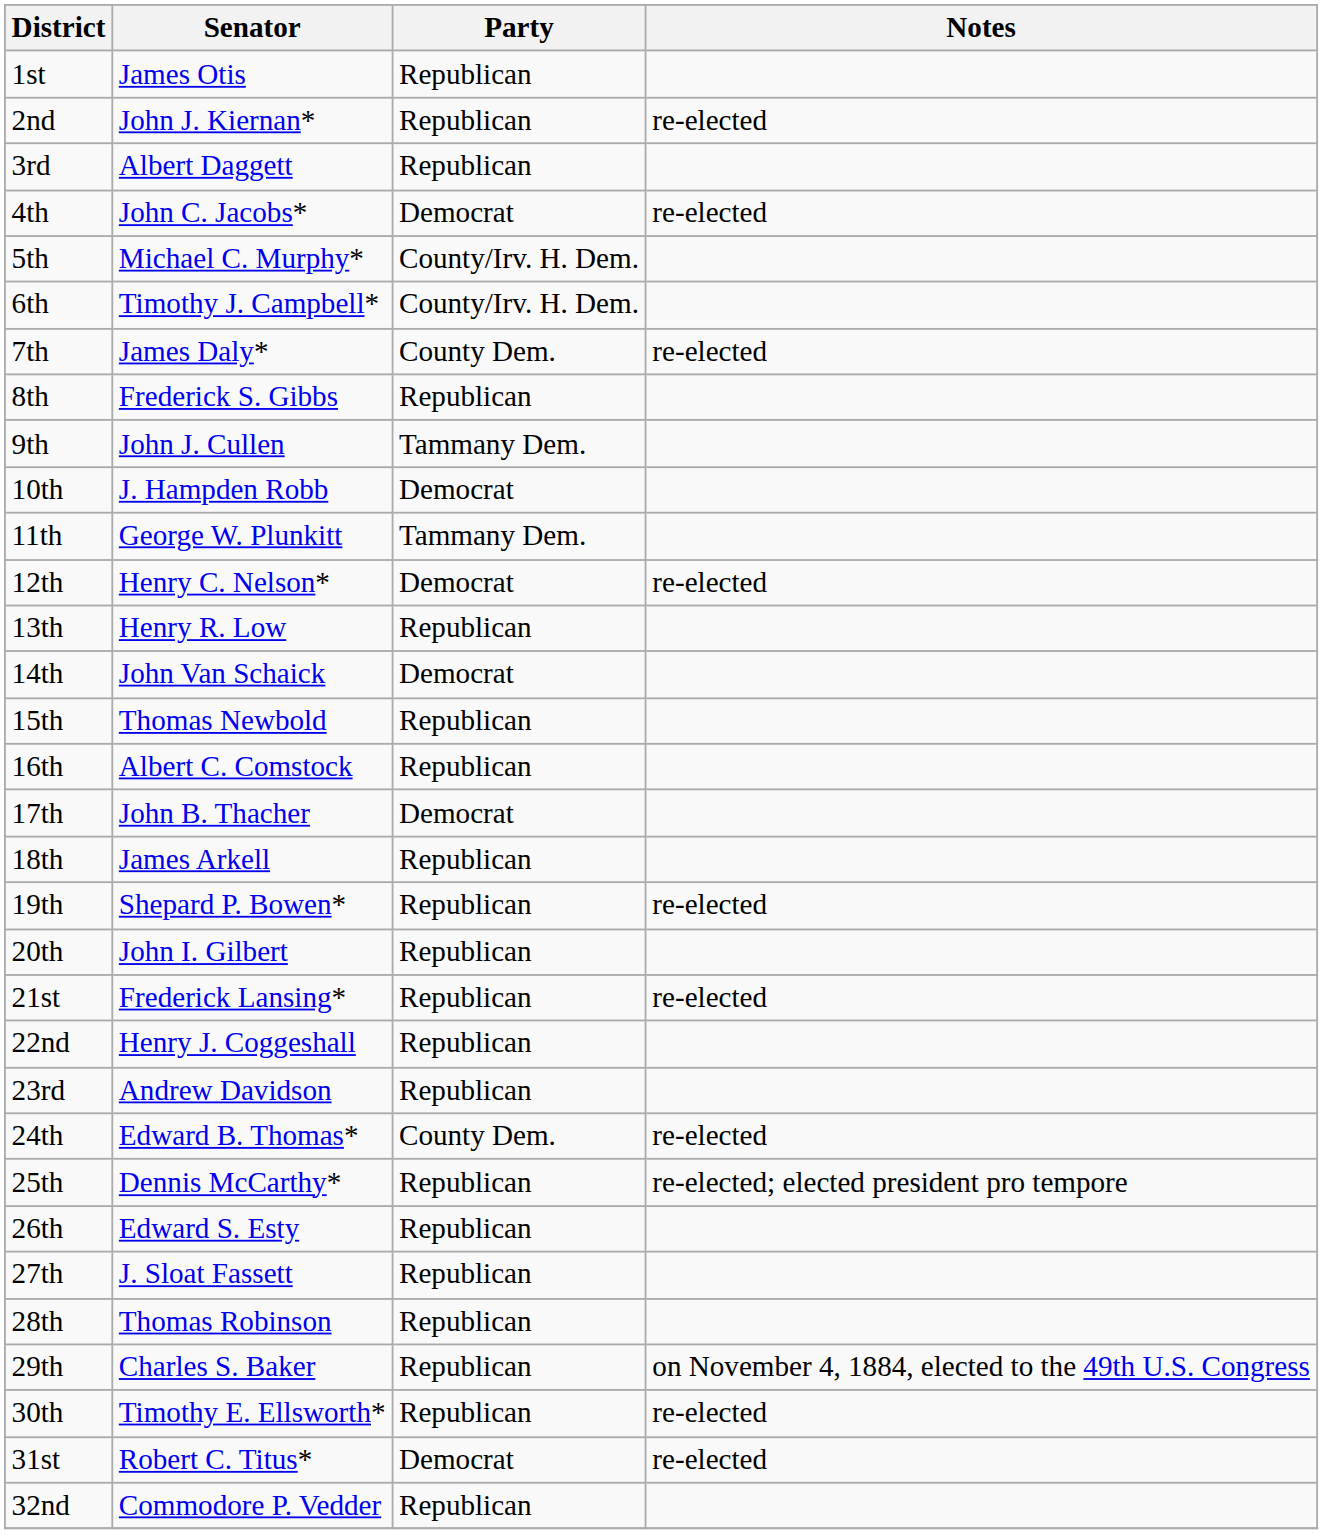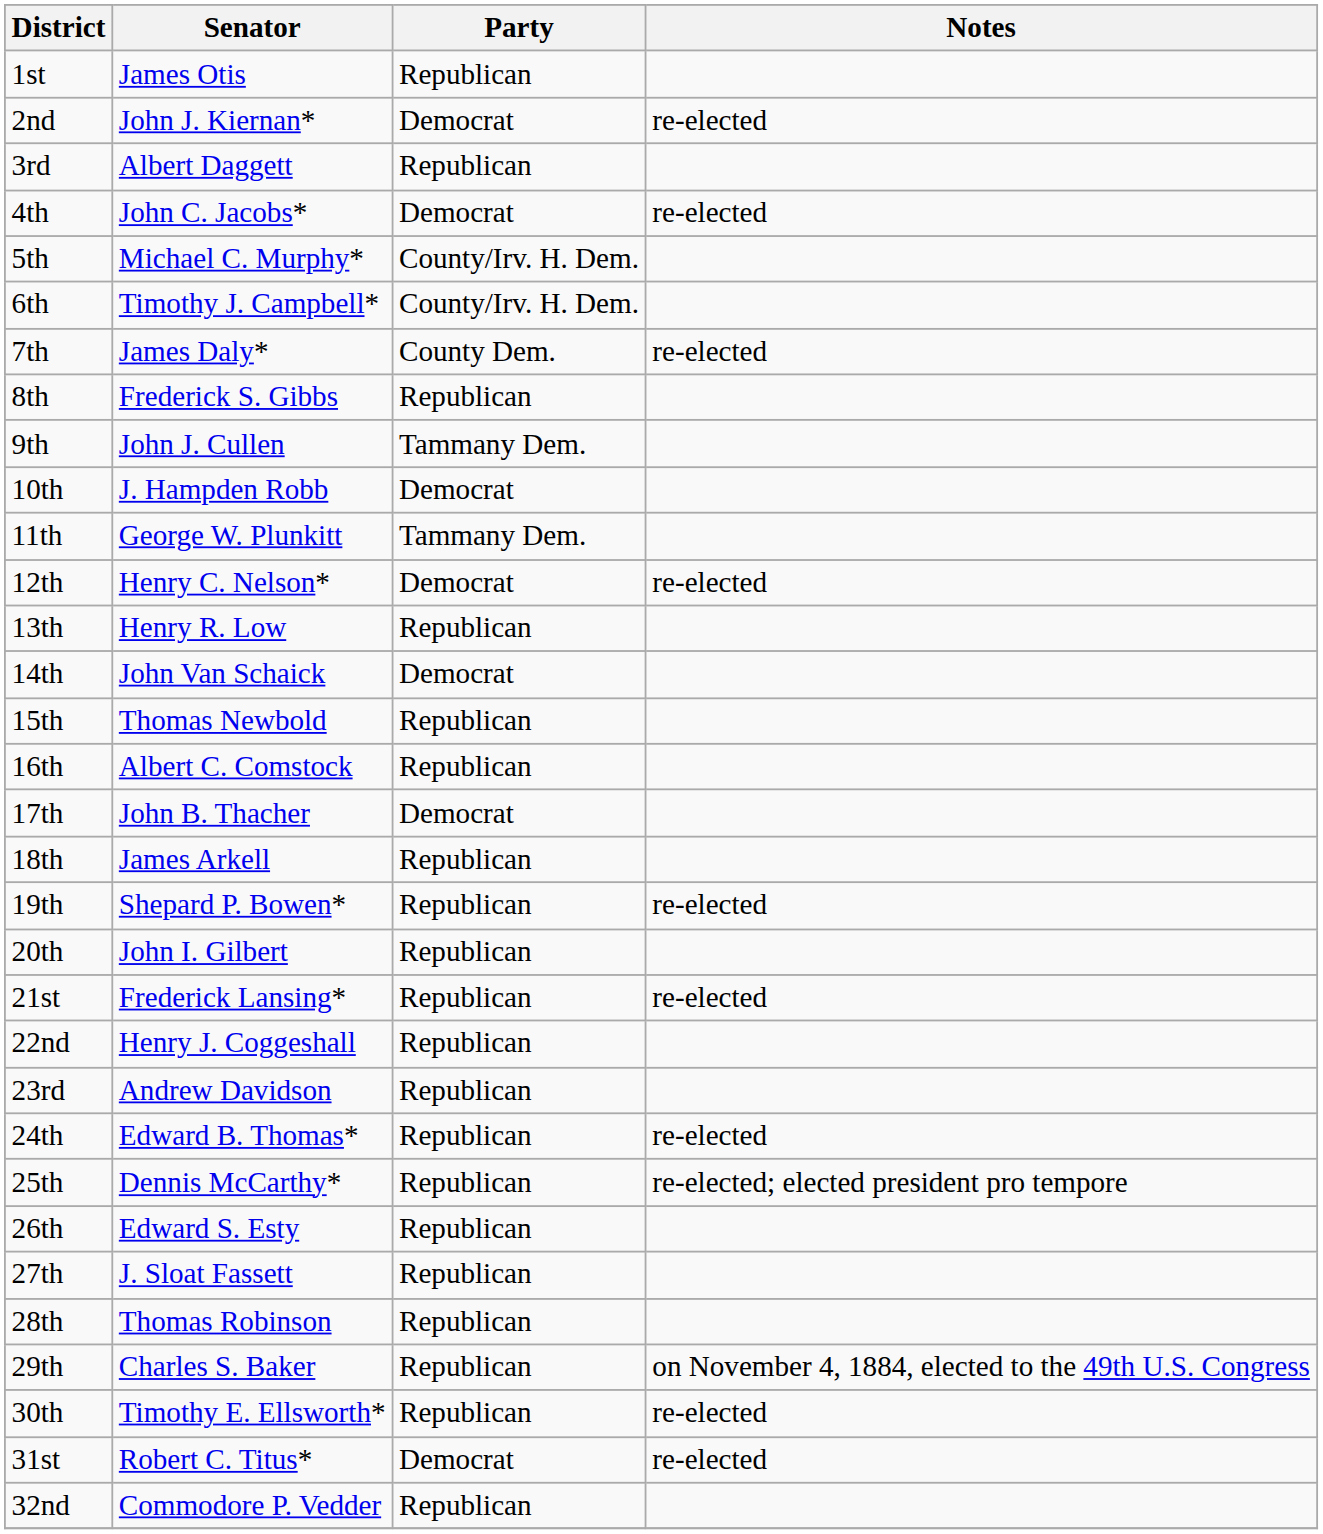(465, 119) Republican -> (456, 119) Democrat
(477, 1135) County Dem. -> (465, 1135) Republican
